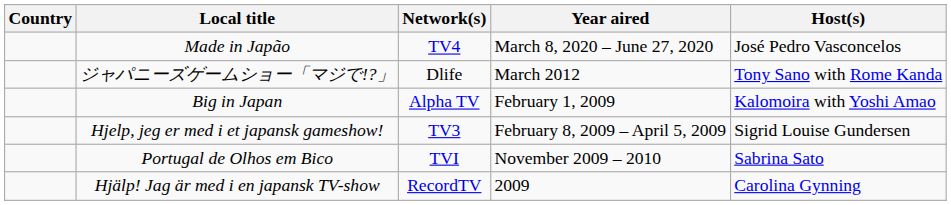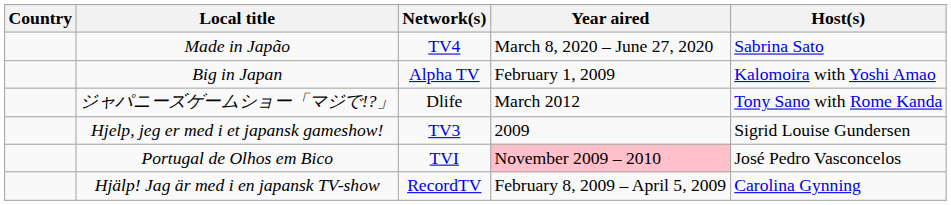(818, 46) José Pedro Vasconcelos -> (779, 46) Sabrina Sato
rows swapped: (237, 102) <-> (237, 74)
(610, 130) February 8, 2009 – April 5, 2009 -> (512, 130) 2009
(578, 158) no background -> (578, 158) pink background
(779, 158) Sabrina Sato -> (818, 158) José Pedro Vasconcelos
(512, 185) 2009 -> (610, 185) February 8, 2009 – April 5, 2009
